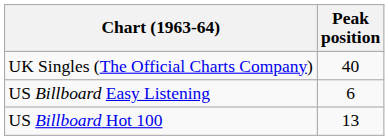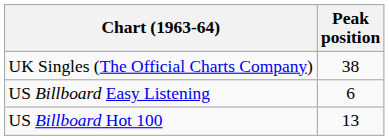(351, 65) 40 -> (351, 65) 38
